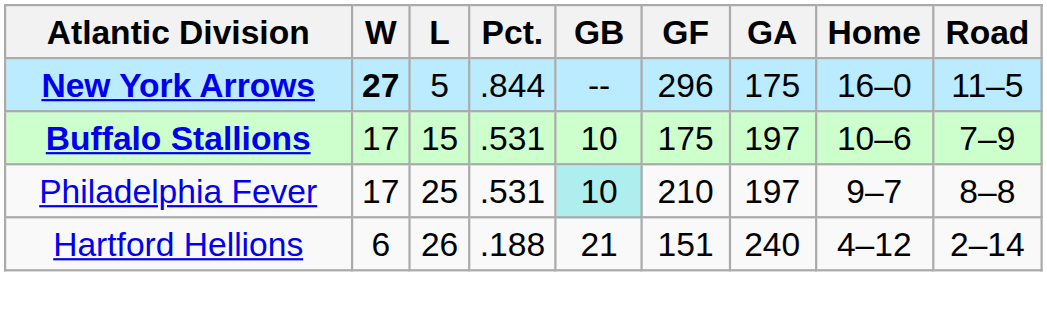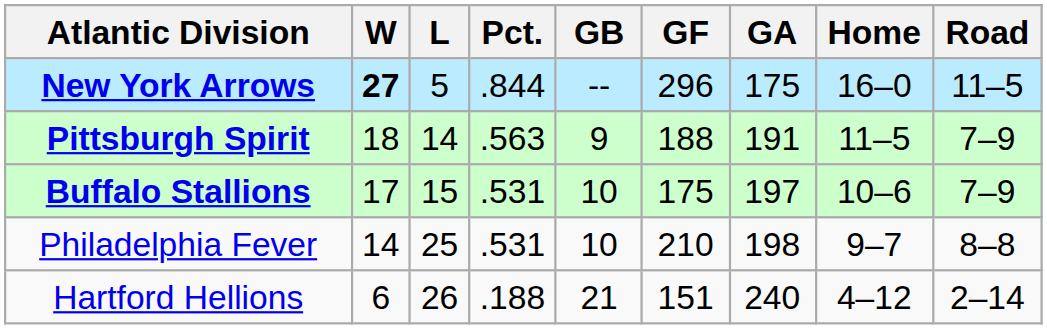+ row: (178, 138)
(381, 191) 17 -> (381, 245) 14
(599, 191) paleturquoise background -> (599, 245) no background
(772, 191) 197 -> (772, 245) 198
